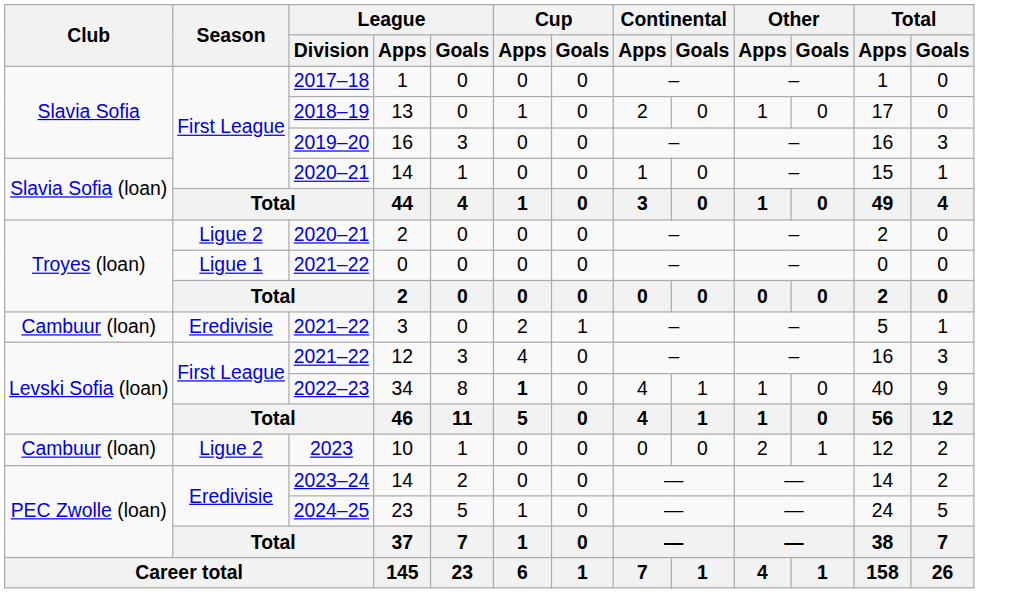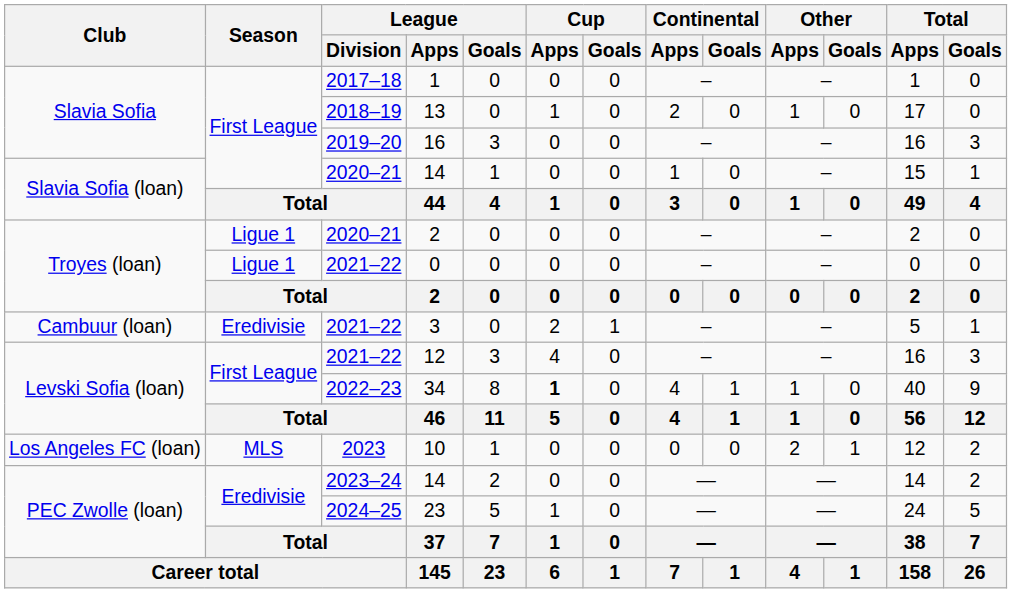(231, 234) Ligue 2 -> (263, 234) Ligue 1
(89, 449) Cambuur (loan) -> (105, 449) Los Angeles FC (loan)
(231, 449) Ligue 2 -> (263, 449) MLS
